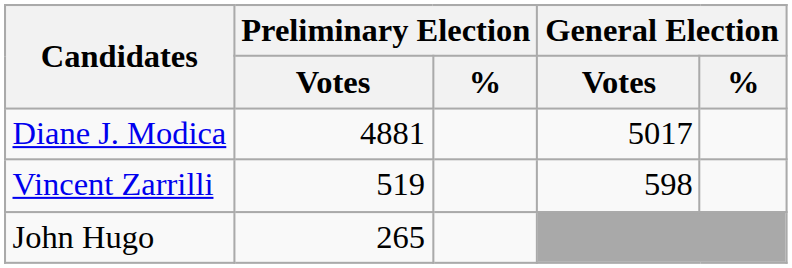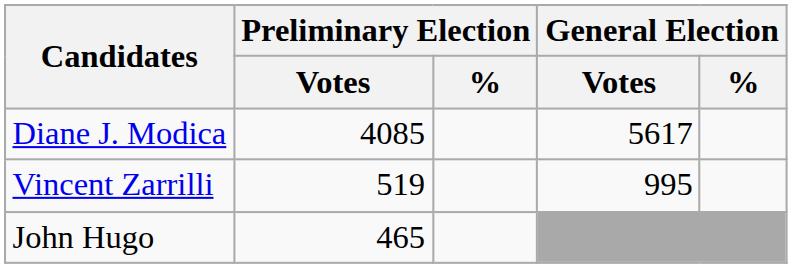(392, 133) 4881 -> (392, 133) 4085
(660, 133) 5017 -> (660, 133) 5617
(668, 184) 598 -> (668, 184) 995
(401, 236) 265 -> (401, 236) 465
